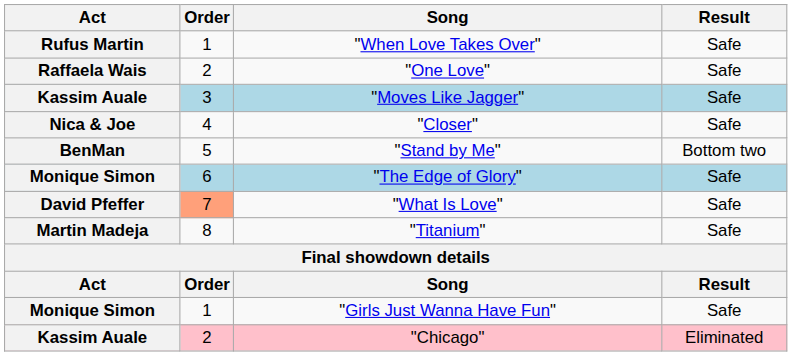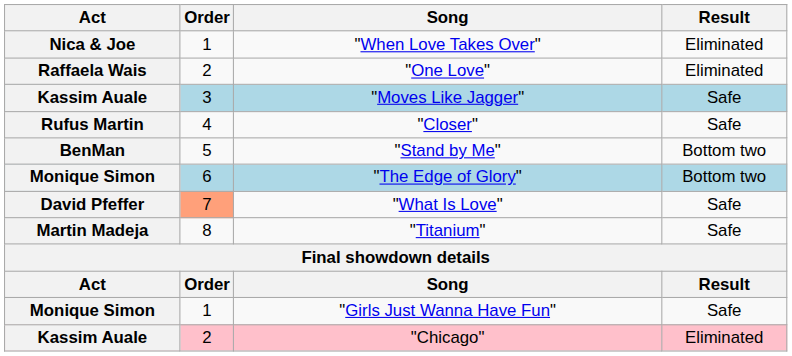(92, 44) Rufus Martin -> (92, 44) Nica & Joe
(724, 44) Safe -> (724, 44) Eliminated
(724, 71) Safe -> (724, 71) Eliminated
(92, 124) Nica & Joe -> (92, 124) Rufus Martin
(724, 177) Safe -> (724, 177) Bottom two
